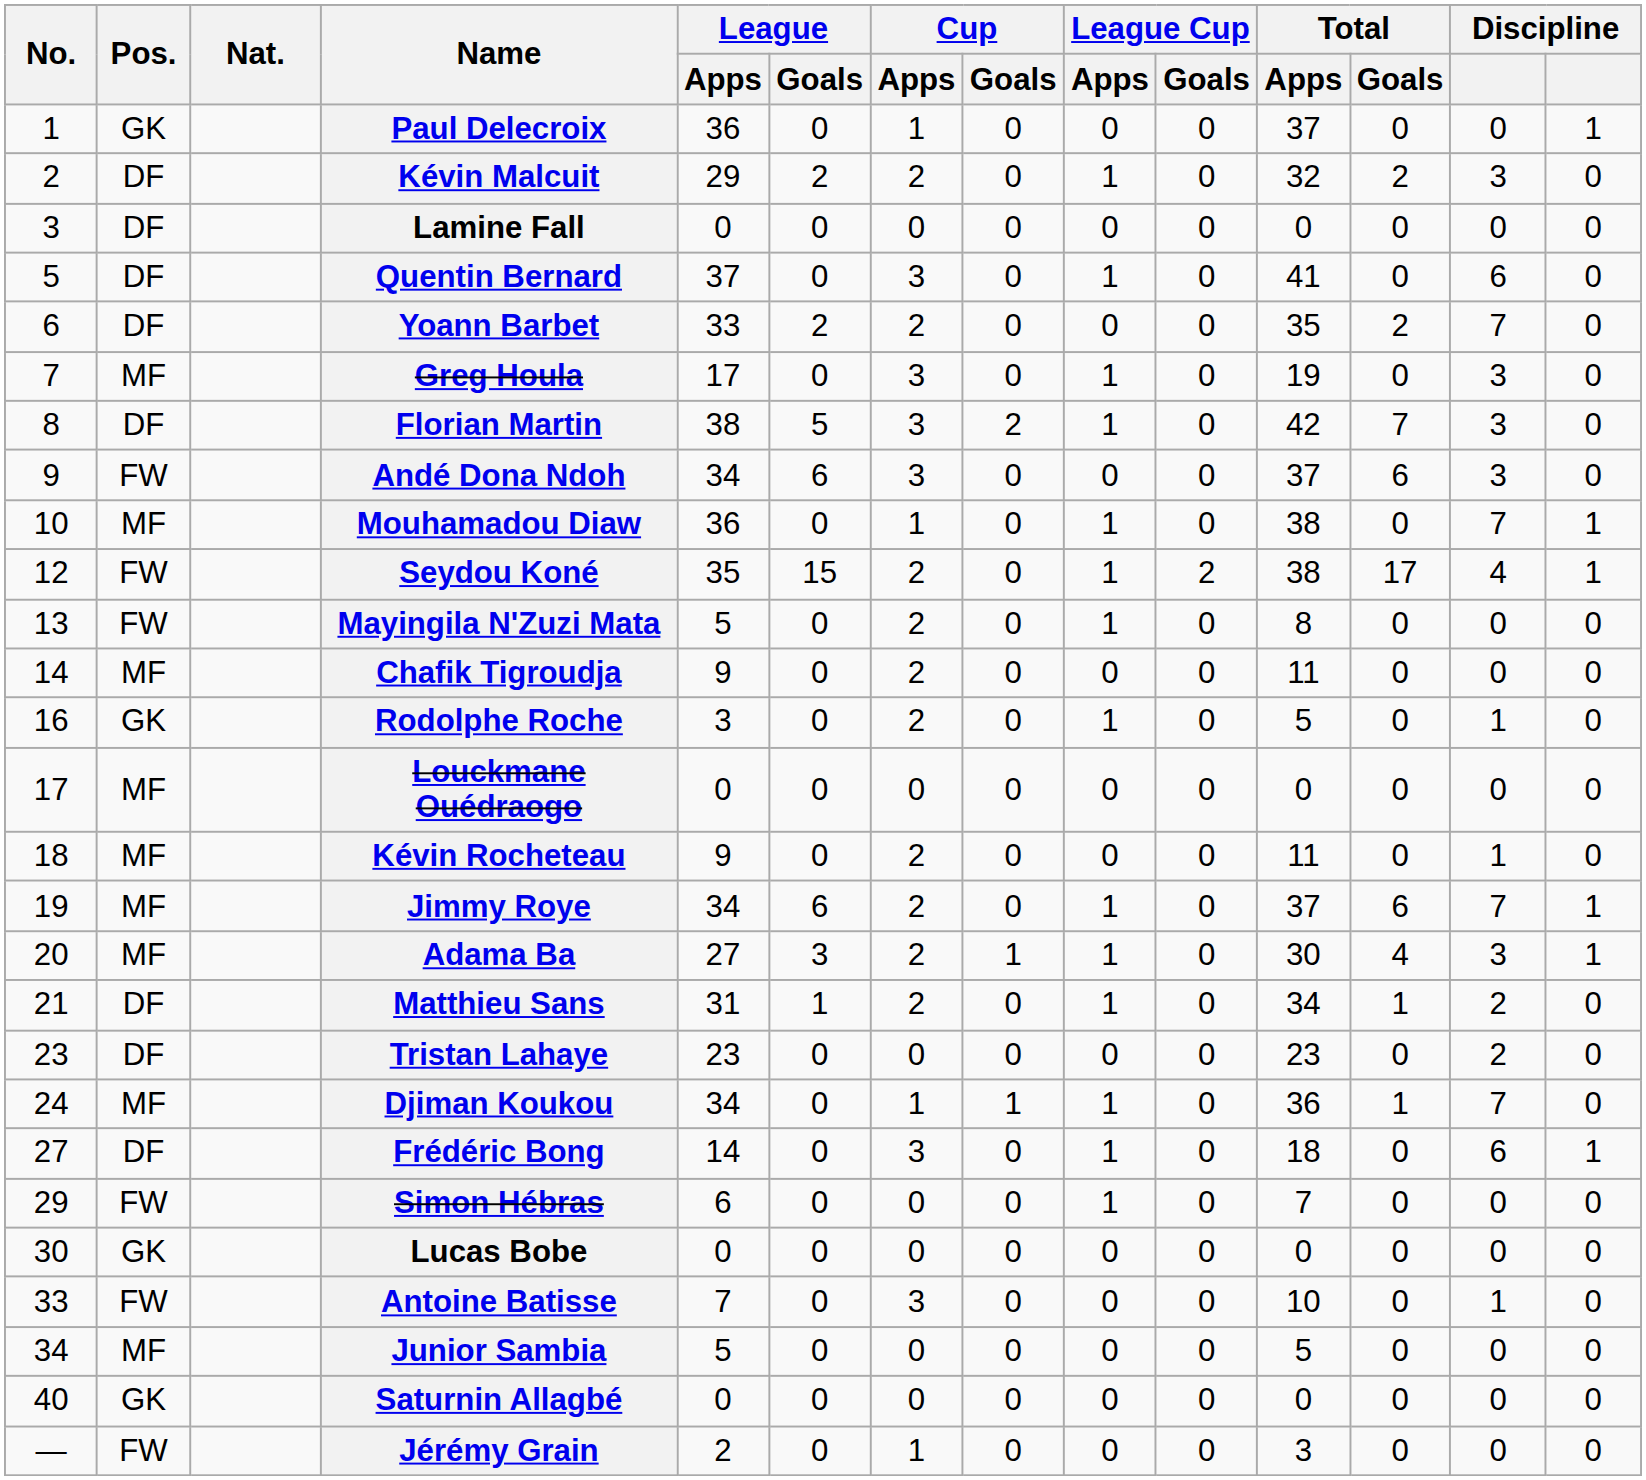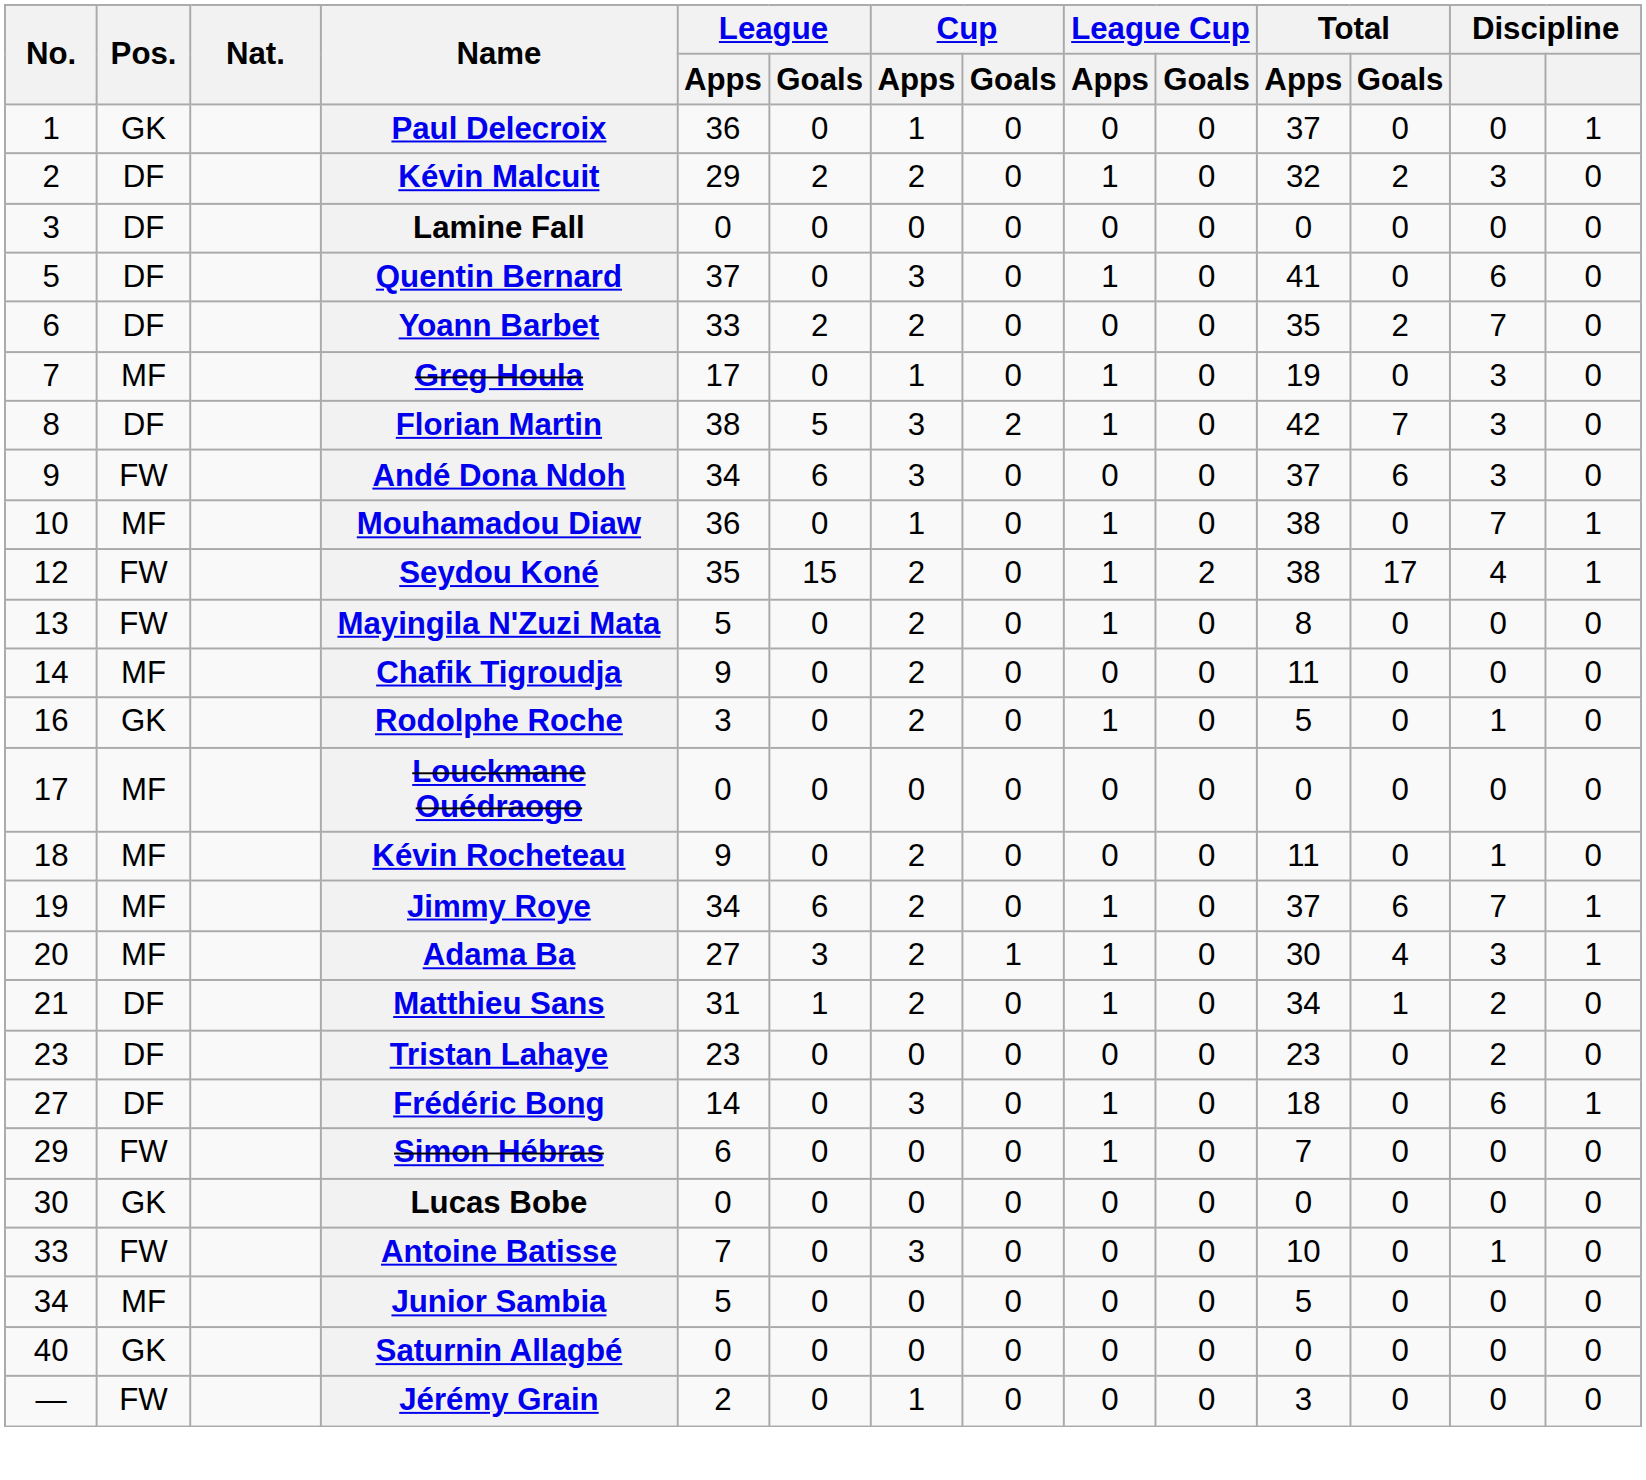(916, 375) 3 -> (916, 375) 1
- row: (499, 1103)
